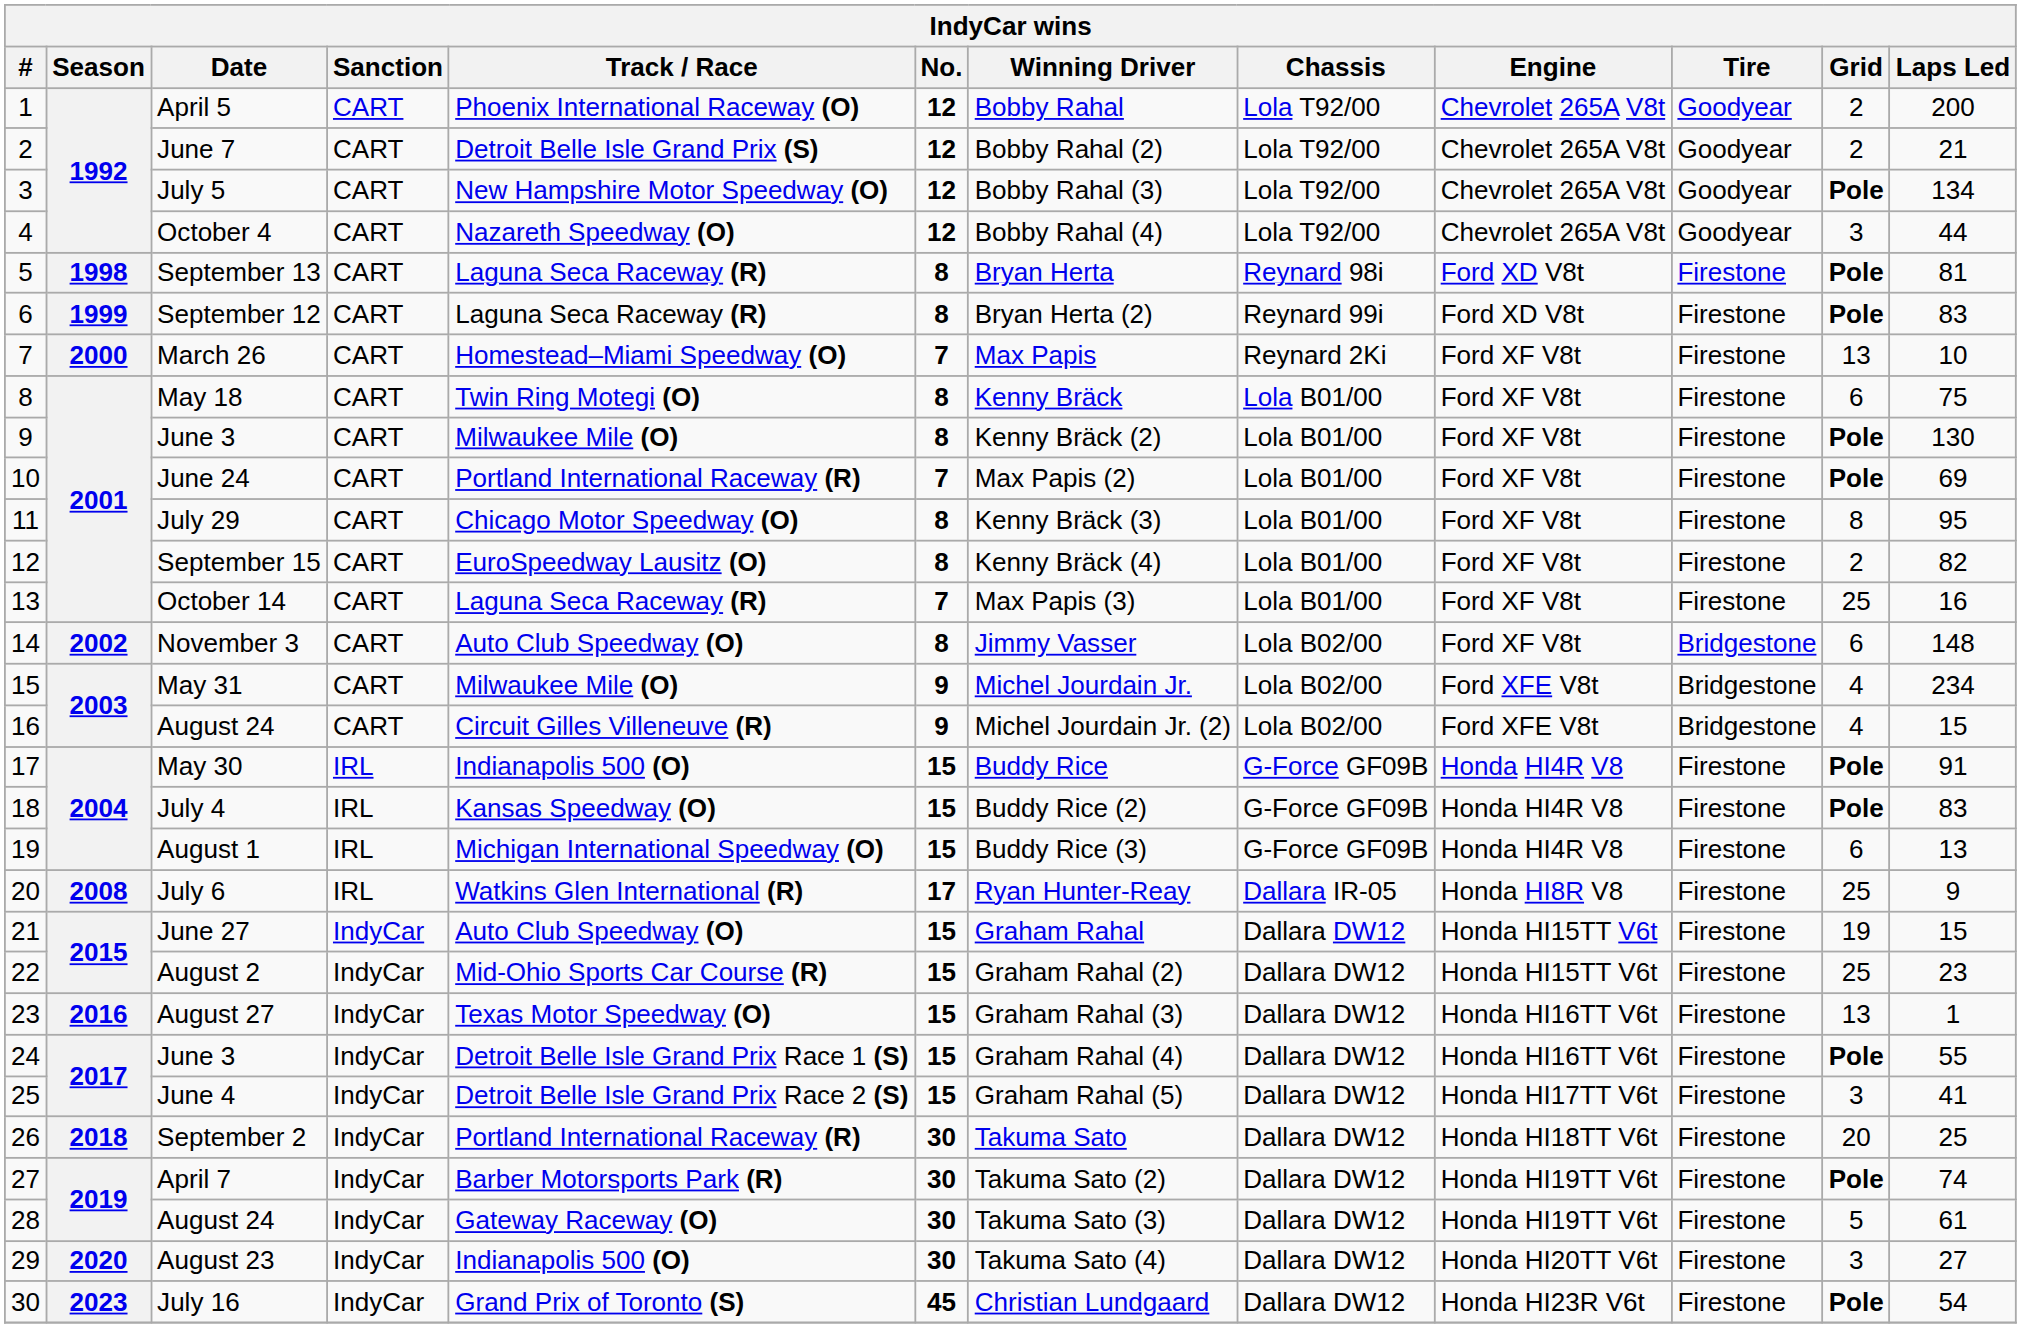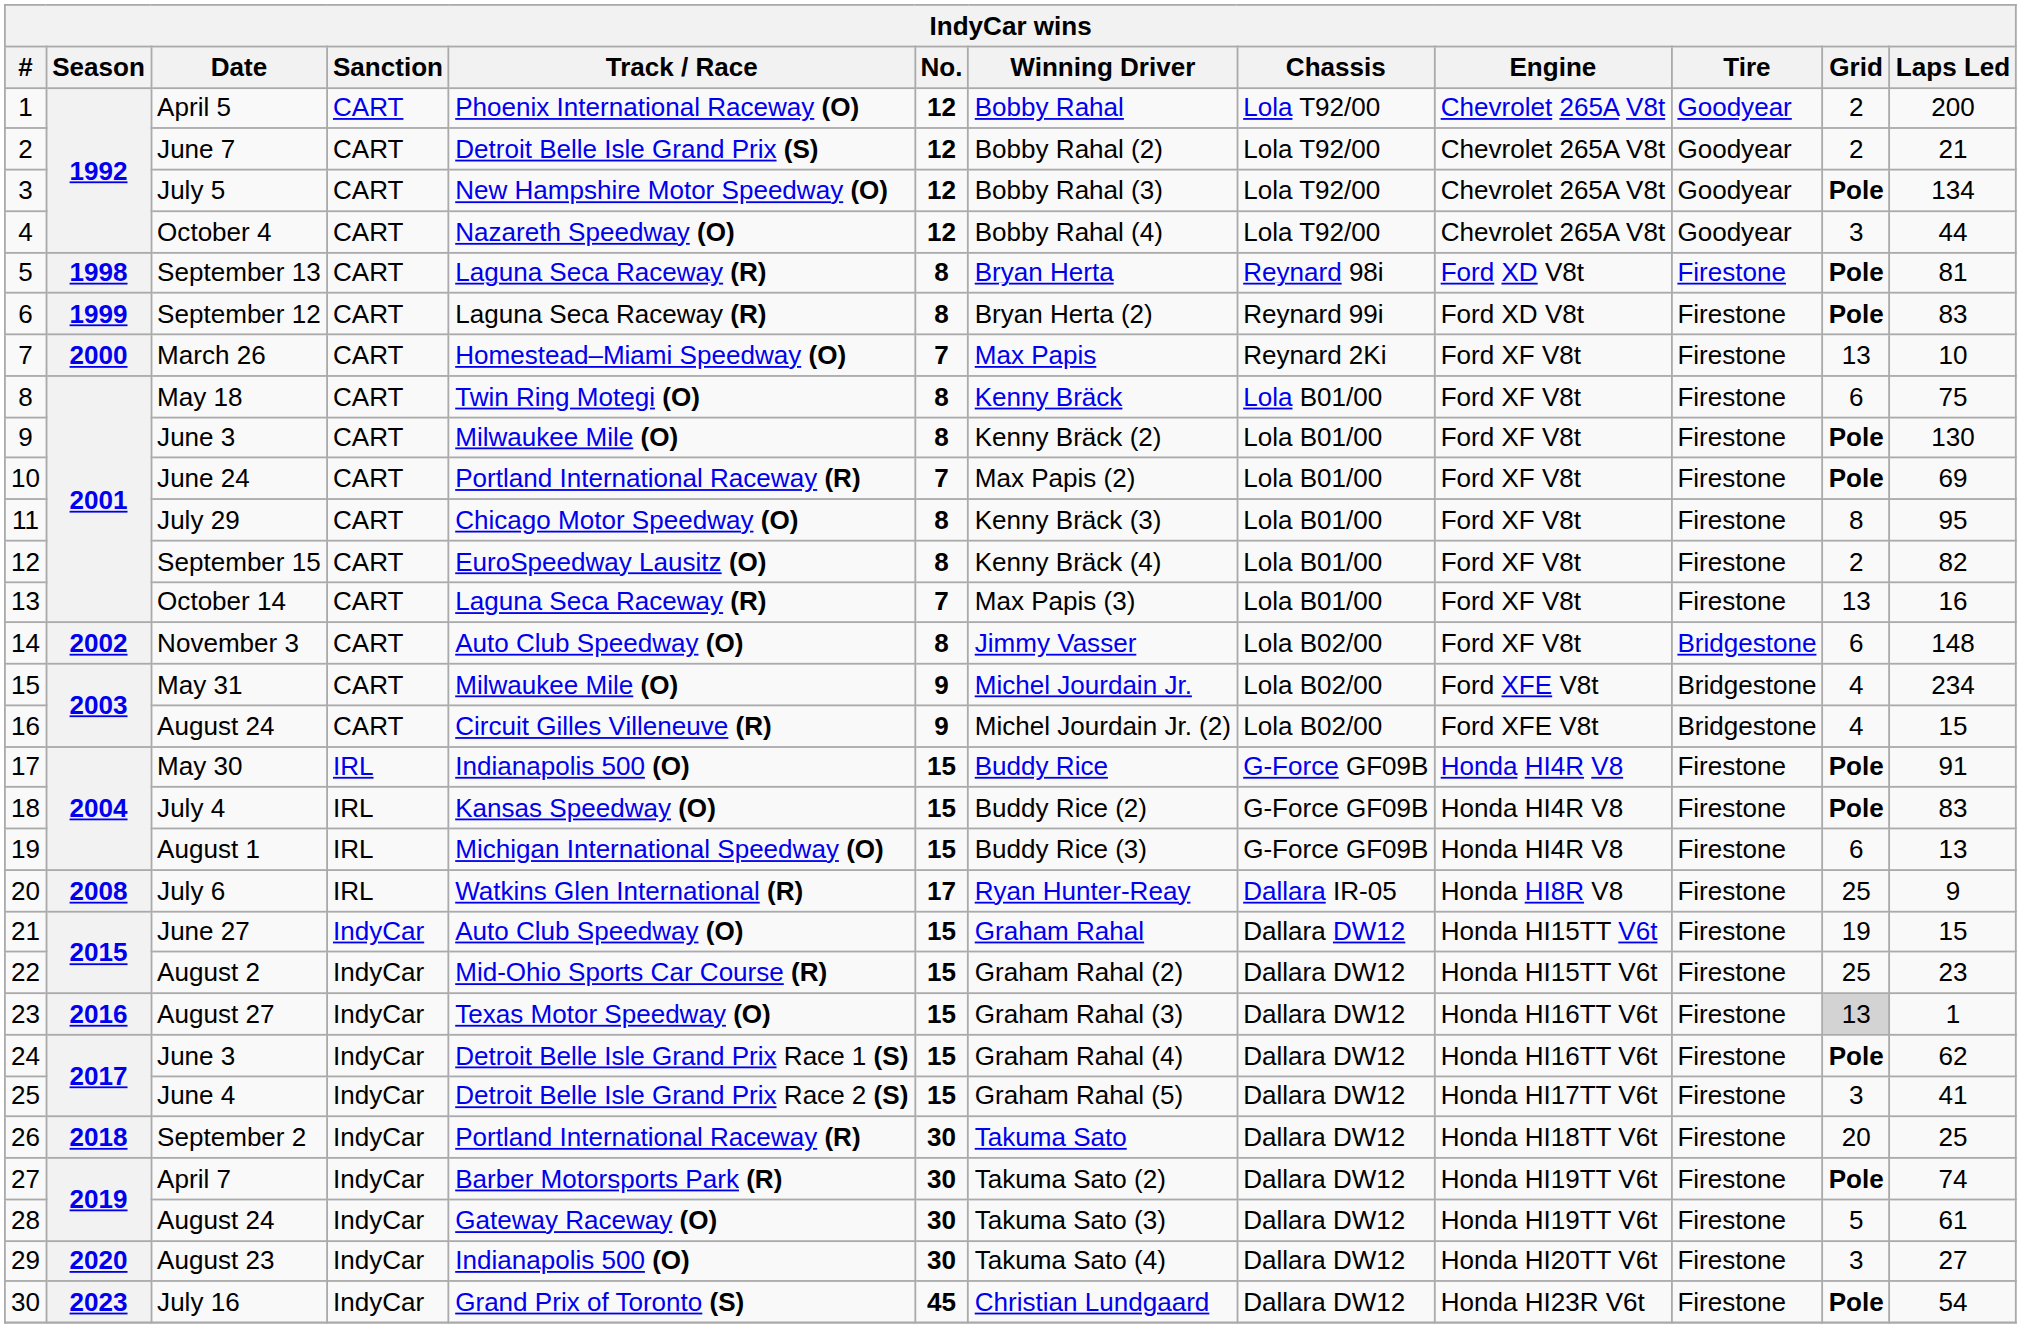(1856, 602) 25 -> (1856, 602) 13
(1856, 1014) no background -> (1856, 1014) lightgrey background
(1953, 1055) 55 -> (1953, 1055) 62
